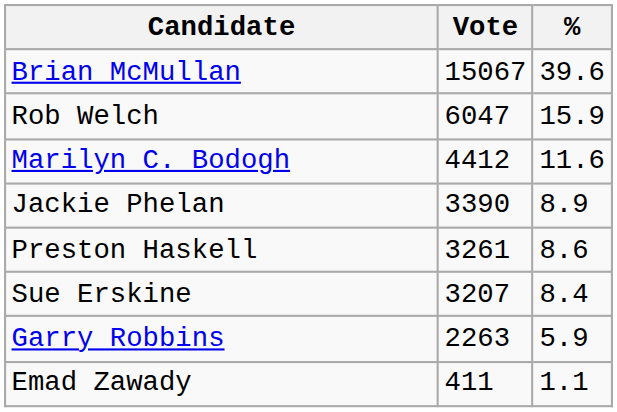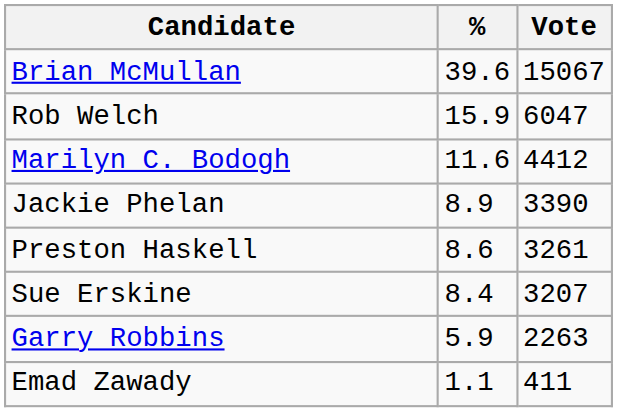columns swapped: (485, 27) <-> (572, 27)
